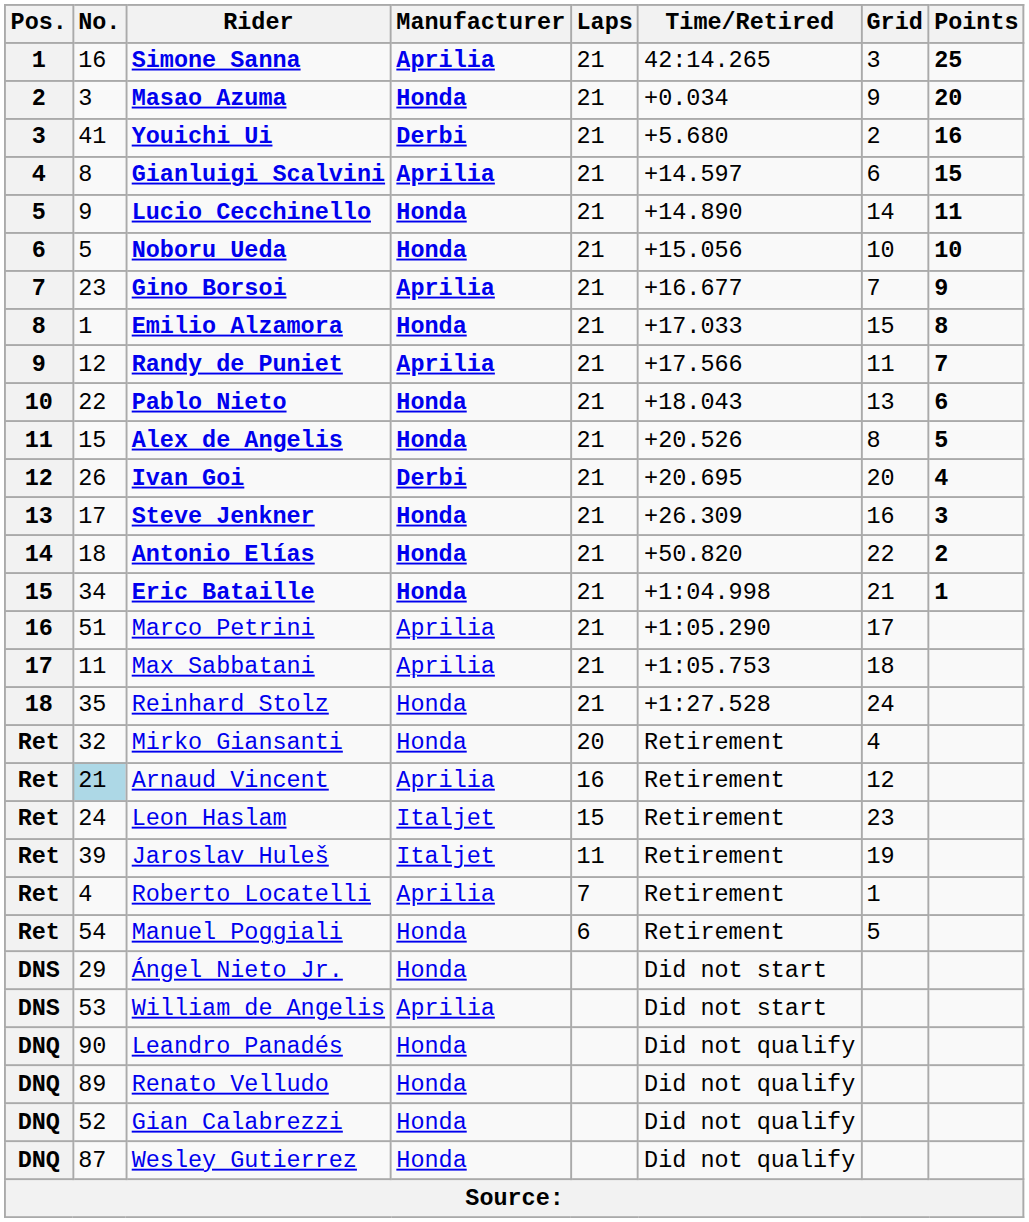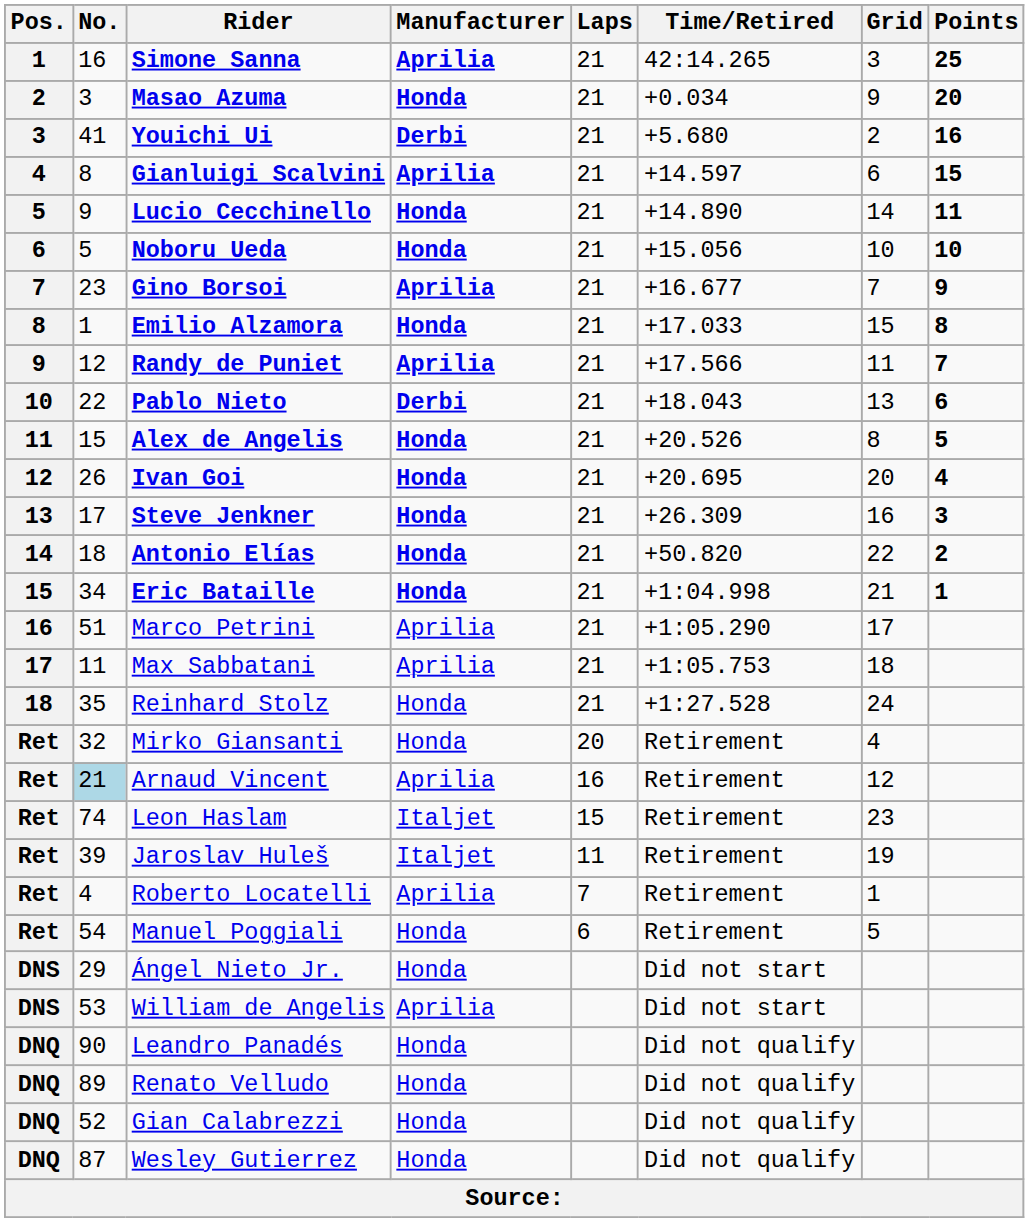(432, 403) Honda -> (432, 403) Derbi
(432, 479) Derbi -> (432, 479) Honda
(92, 820) 24 -> (92, 820) 74
